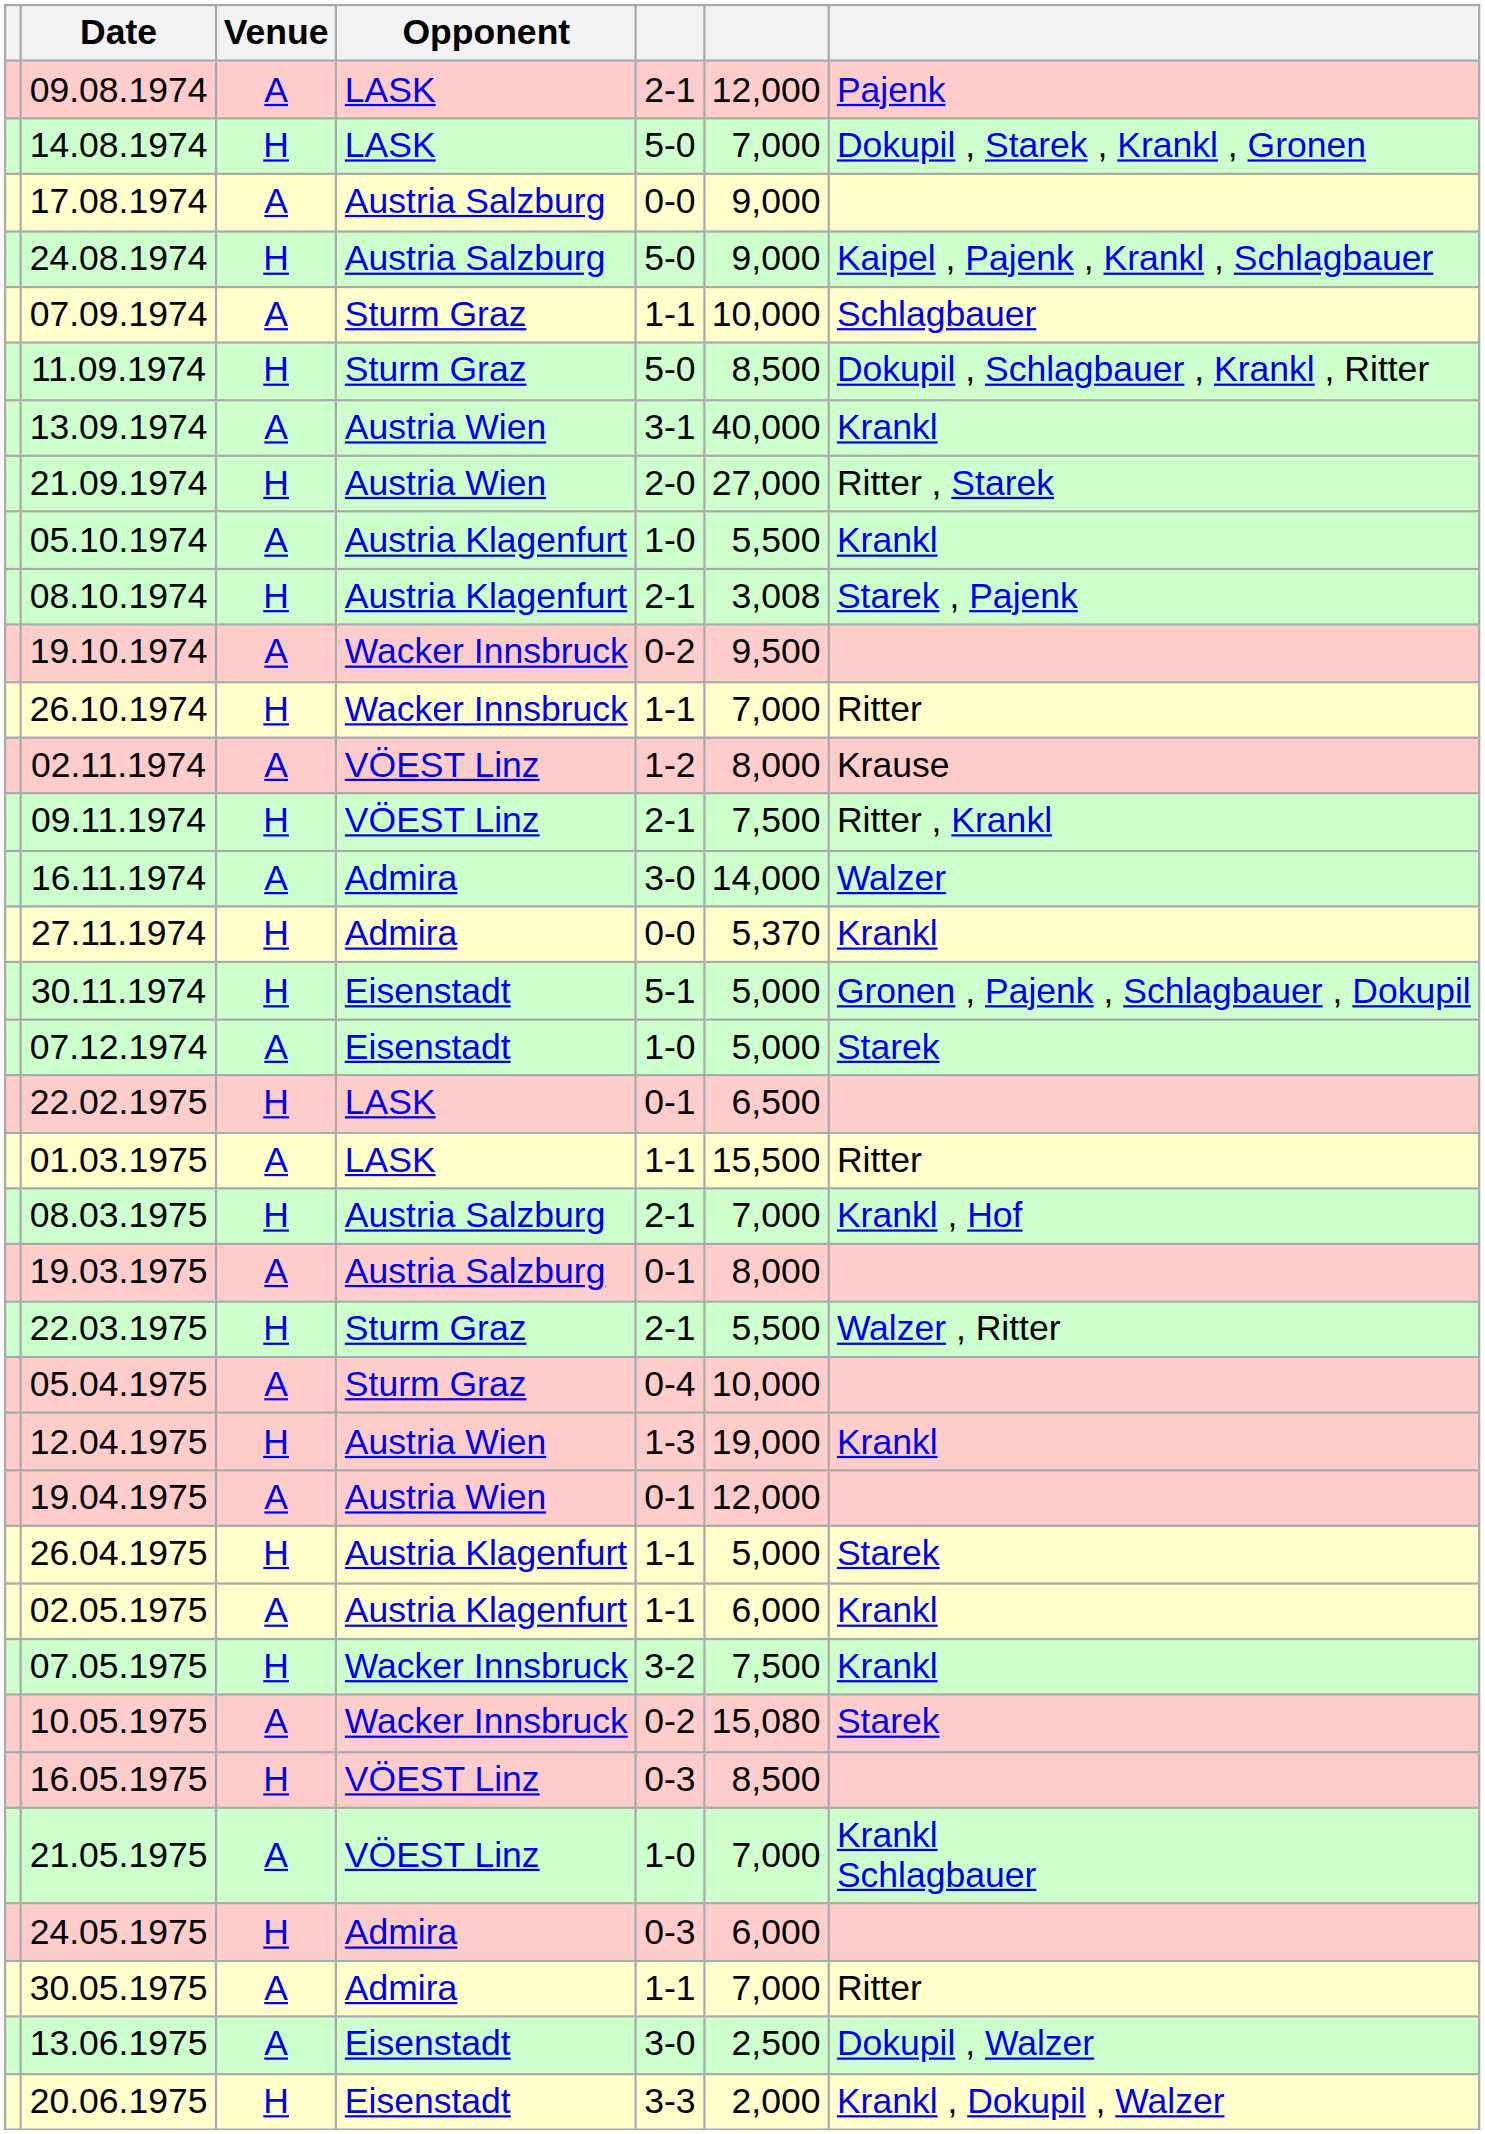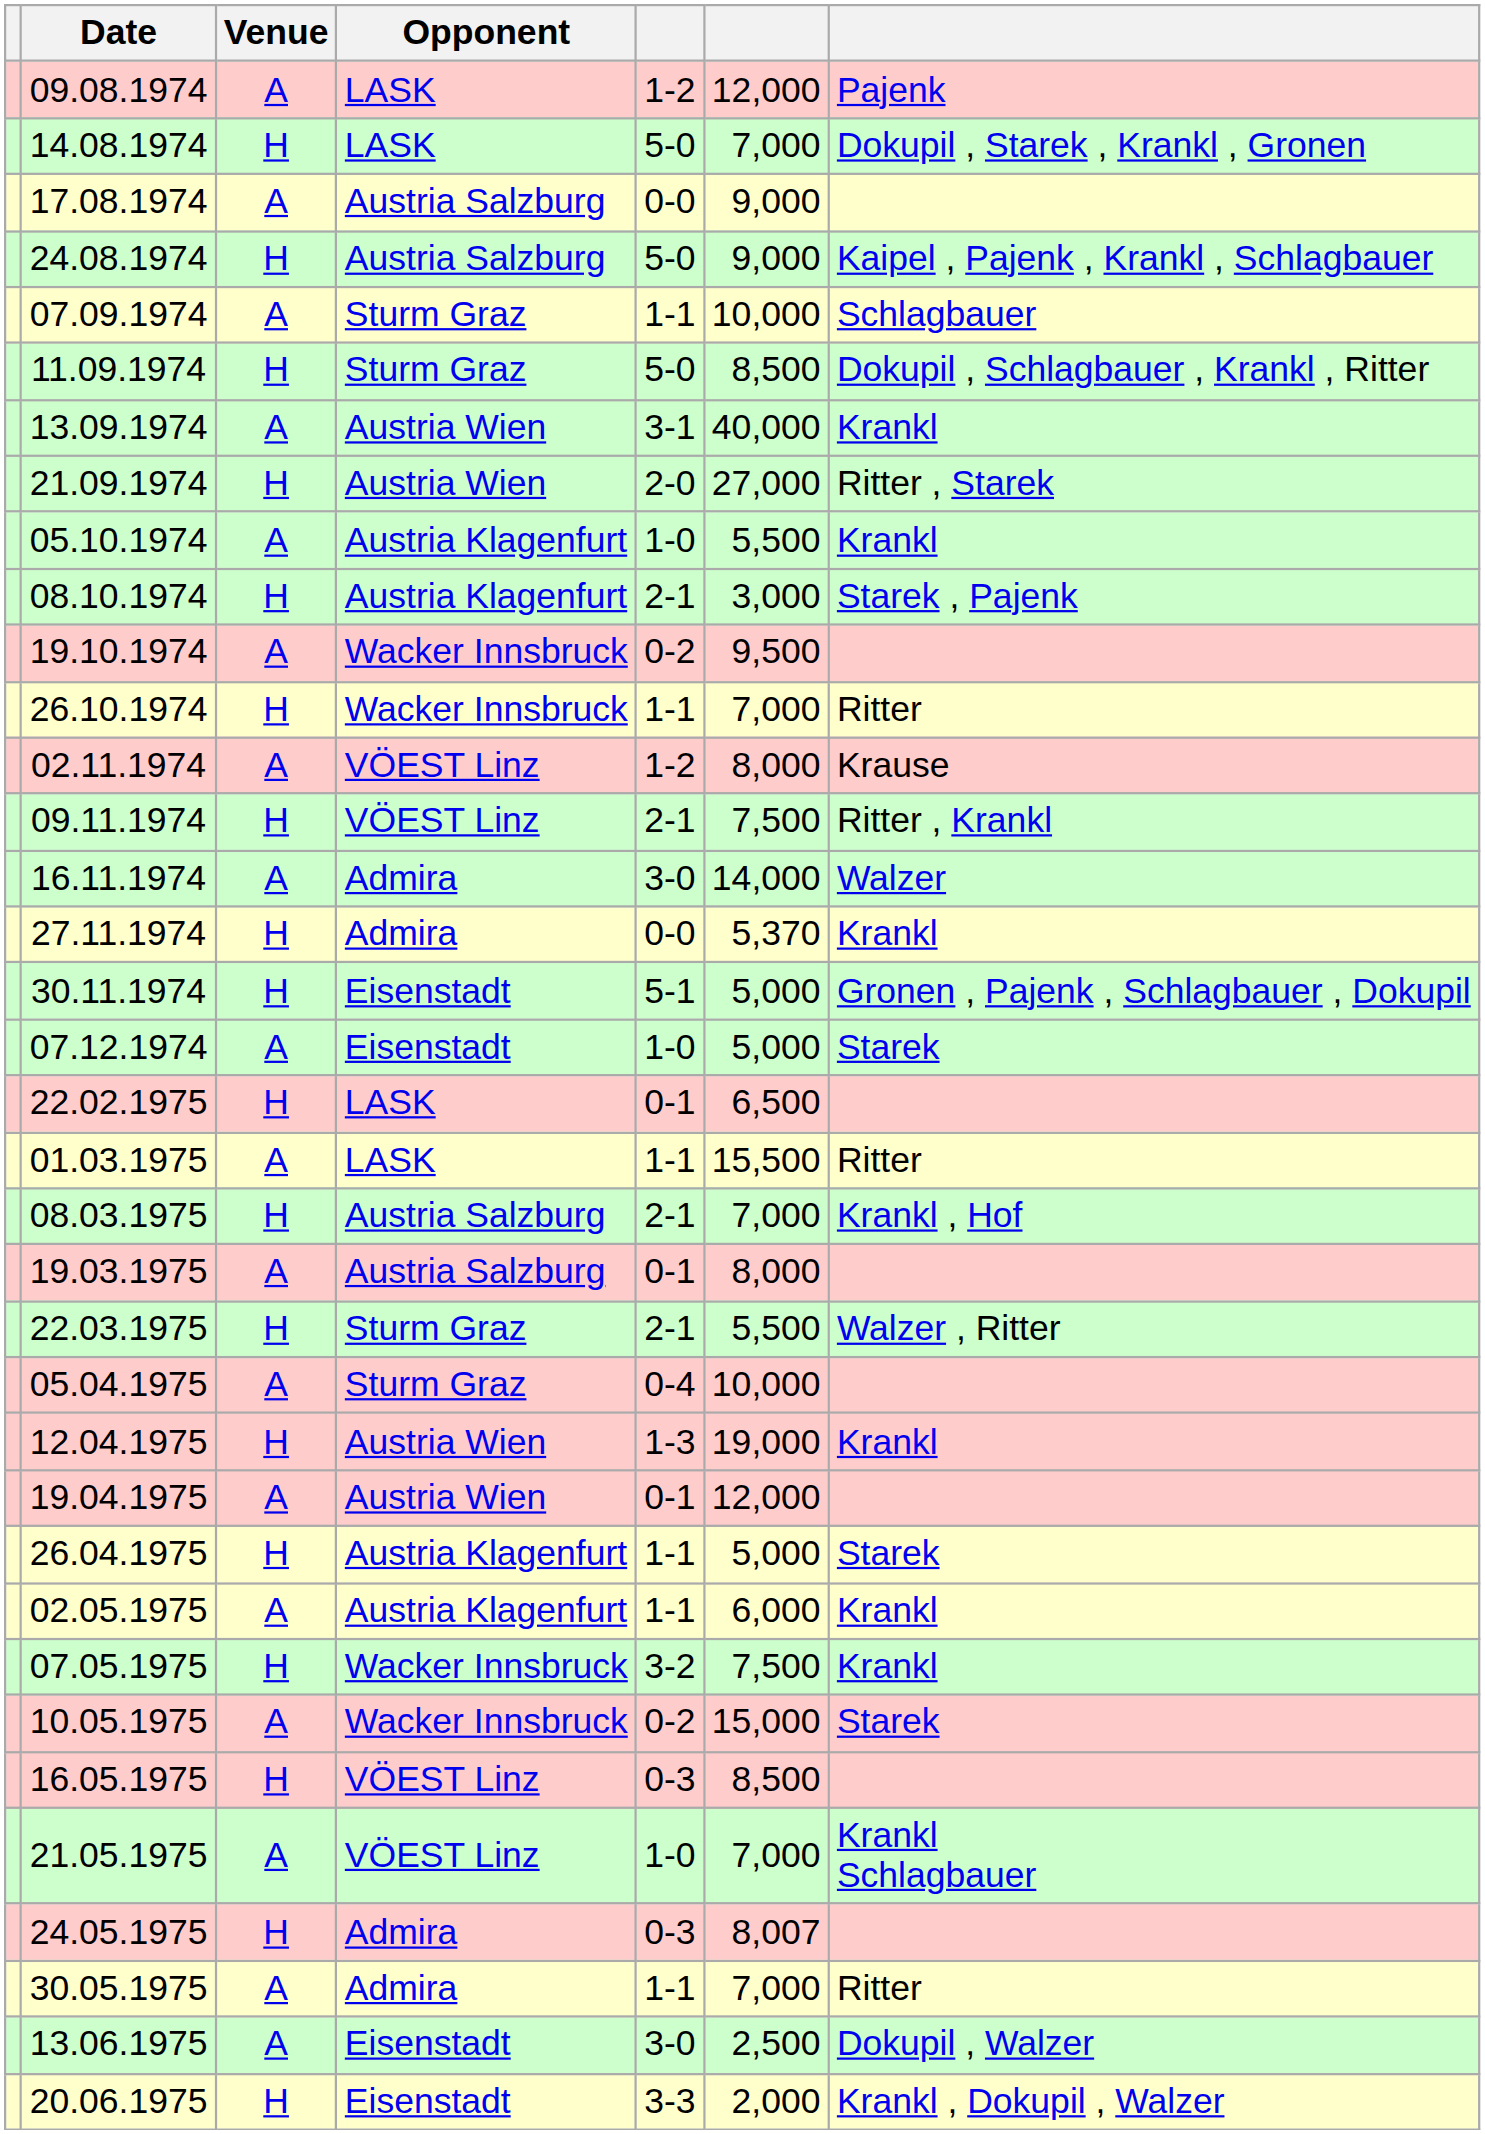(670, 88) 2-1 -> (670, 88) 1-2
(776, 595) 3,008 -> (776, 595) 3,000
(766, 1722) 15,080 -> (766, 1722) 15,000
(776, 1931) 6,000 -> (776, 1931) 8,007
